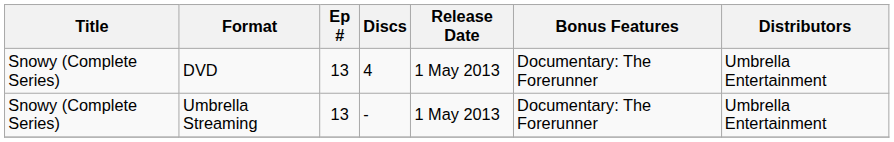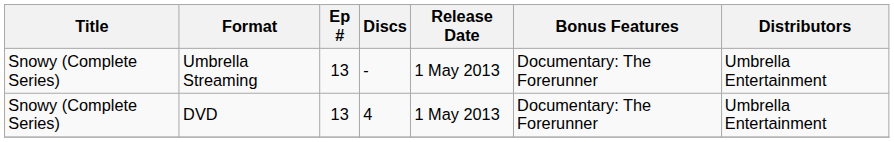rows swapped: (200, 70) <-> (220, 115)
